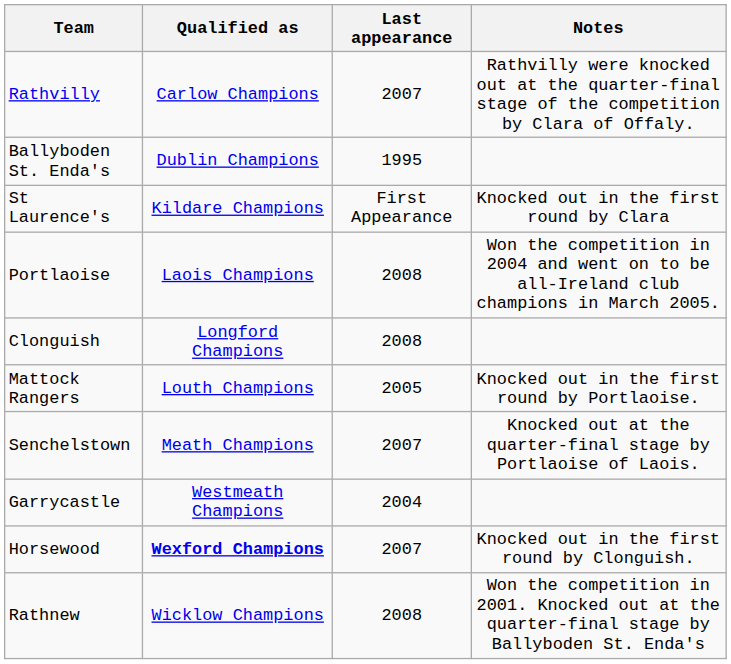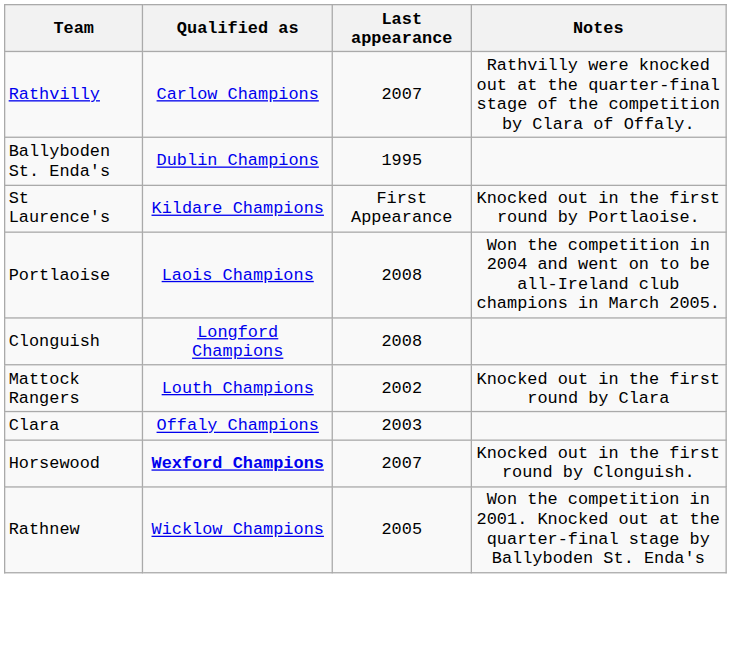(598, 208) Knocked out in the first round by Clara -> (598, 208) Knocked out in the first round by Portlaoise.
(402, 388) 2005 -> (402, 388) 2002
(598, 388) Knocked out in the first round by Portlaoise. -> (598, 388) Knocked out in the first round by Clara
- row: (70, 445)
+ row: (34, 426)
- row: (64, 502)
(402, 616) 2008 -> (402, 530) 2005
